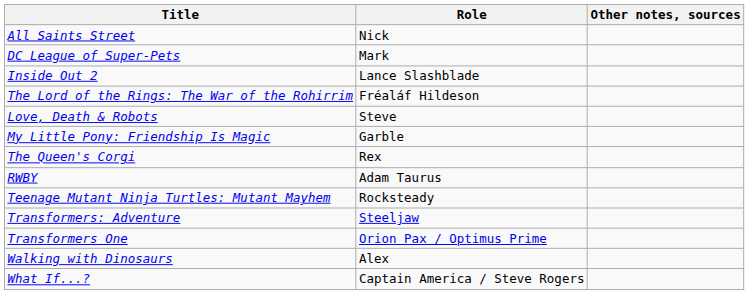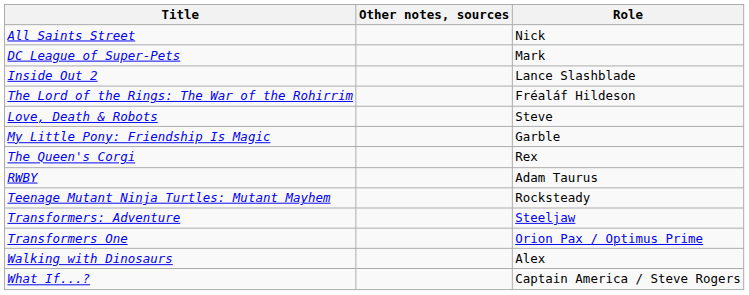columns swapped: (472, 15) <-> (666, 15)
